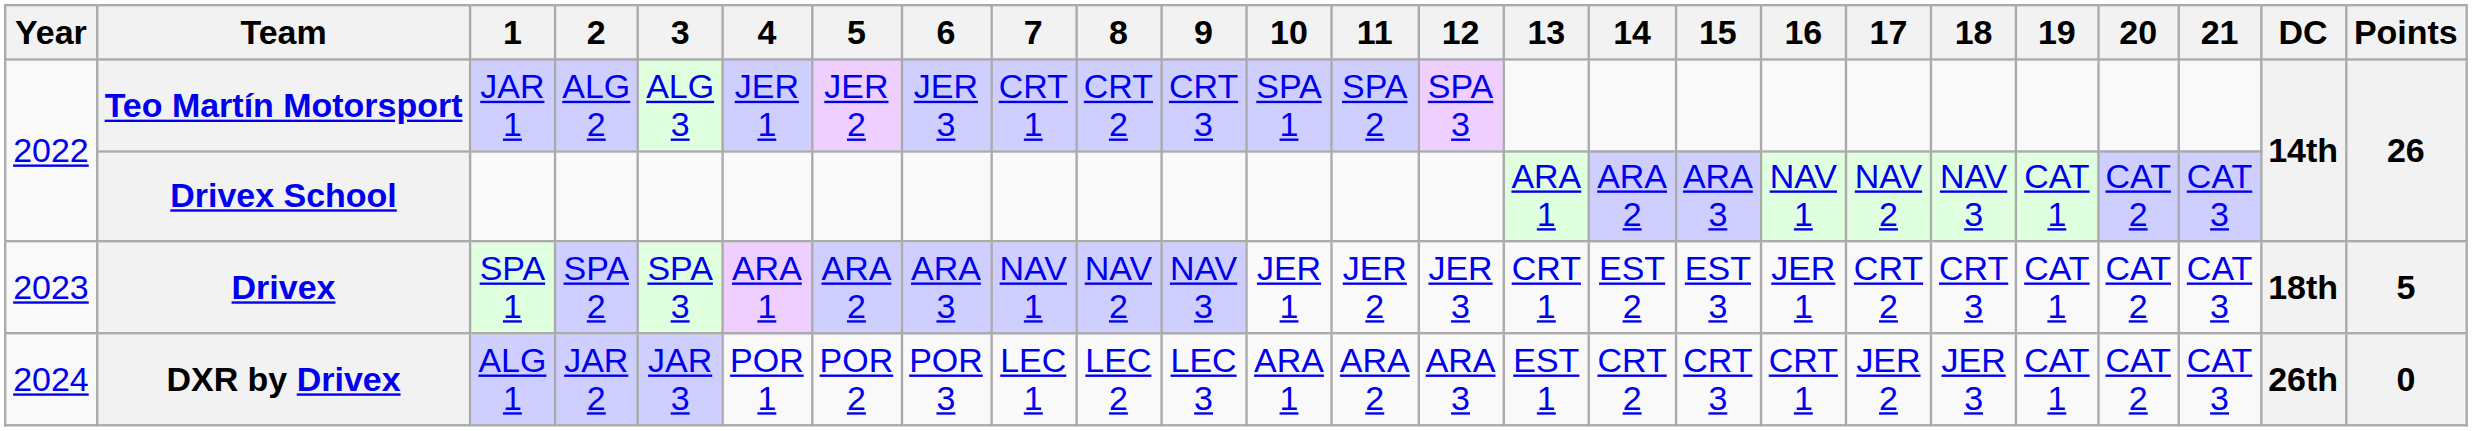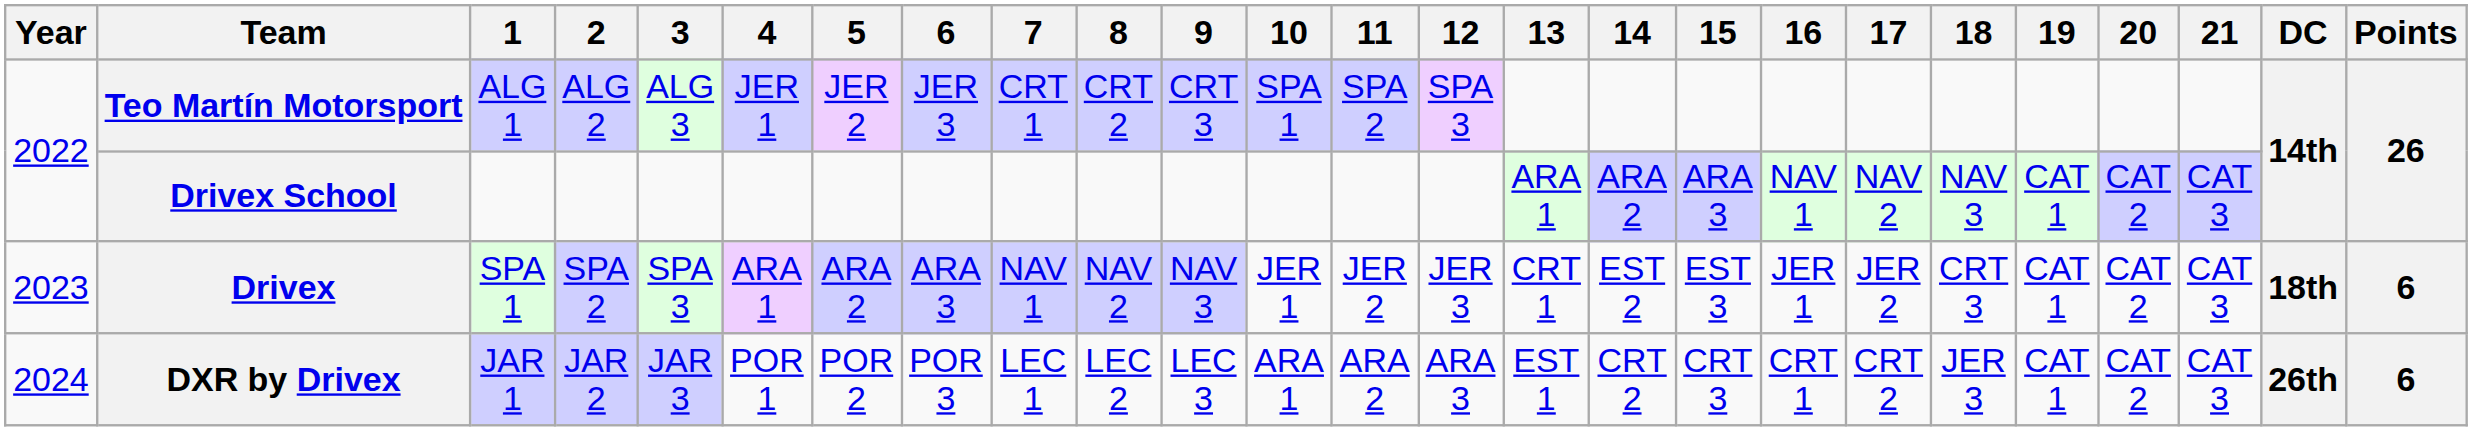(512, 105) JAR 1 -> (512, 105) ALG 1
(1888, 288) CRT 2 -> (1888, 288) JER 2
(2406, 288) 5 -> (2406, 288) 6
(512, 379) ALG 1 -> (512, 379) JAR 1
(1888, 379) JER 2 -> (1888, 379) CRT 2
(2406, 379) 0 -> (2406, 379) 6
